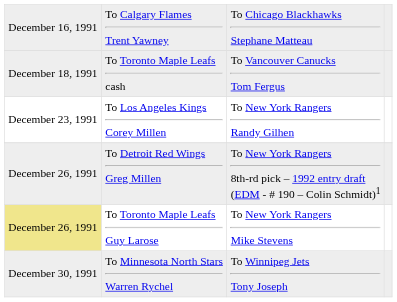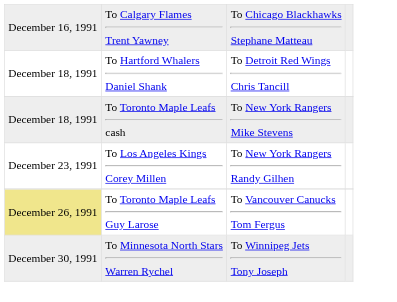+ row: (164, 73)
(306, 73) To Vancouver Canucks Tom Fergus -> (286, 119) To New York Rangers Mike Stevens
- row: (164, 166)
(306, 228) To New York Rangers Mike Stevens -> (286, 212) To Vancouver Canucks Tom Fergus
